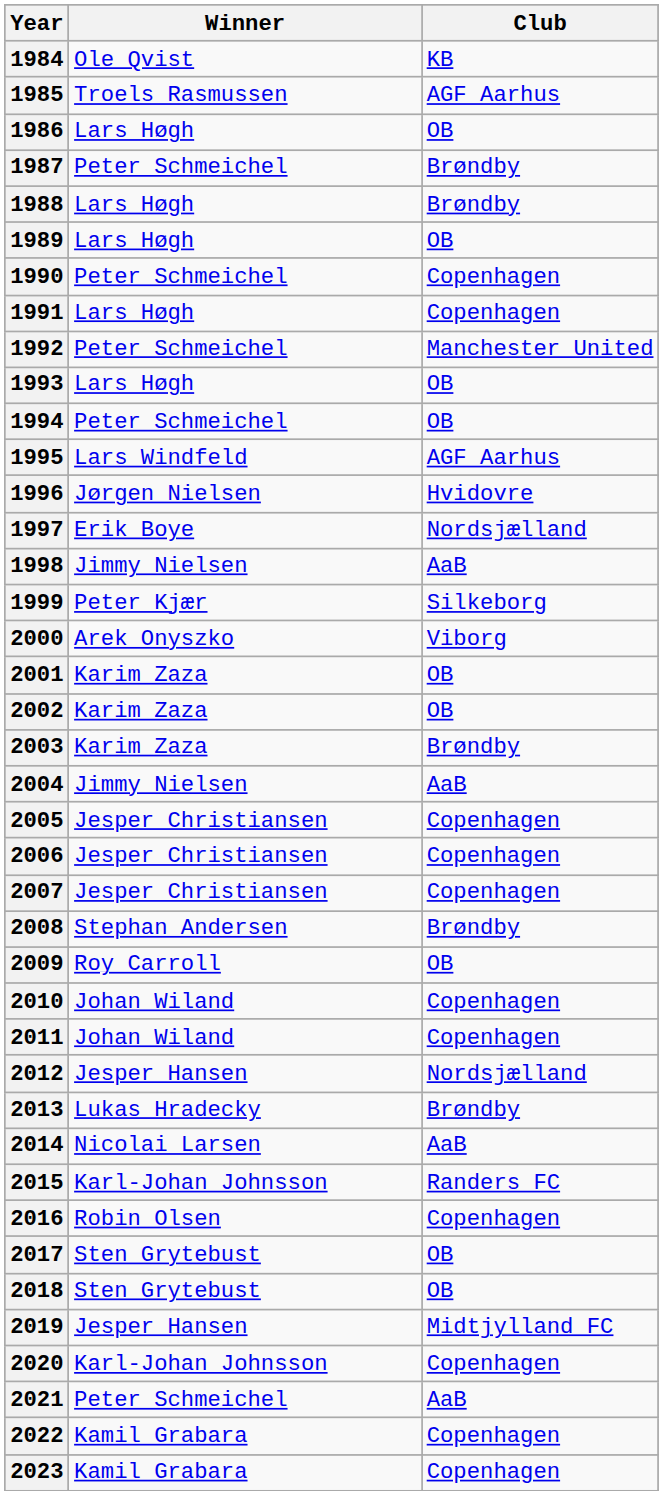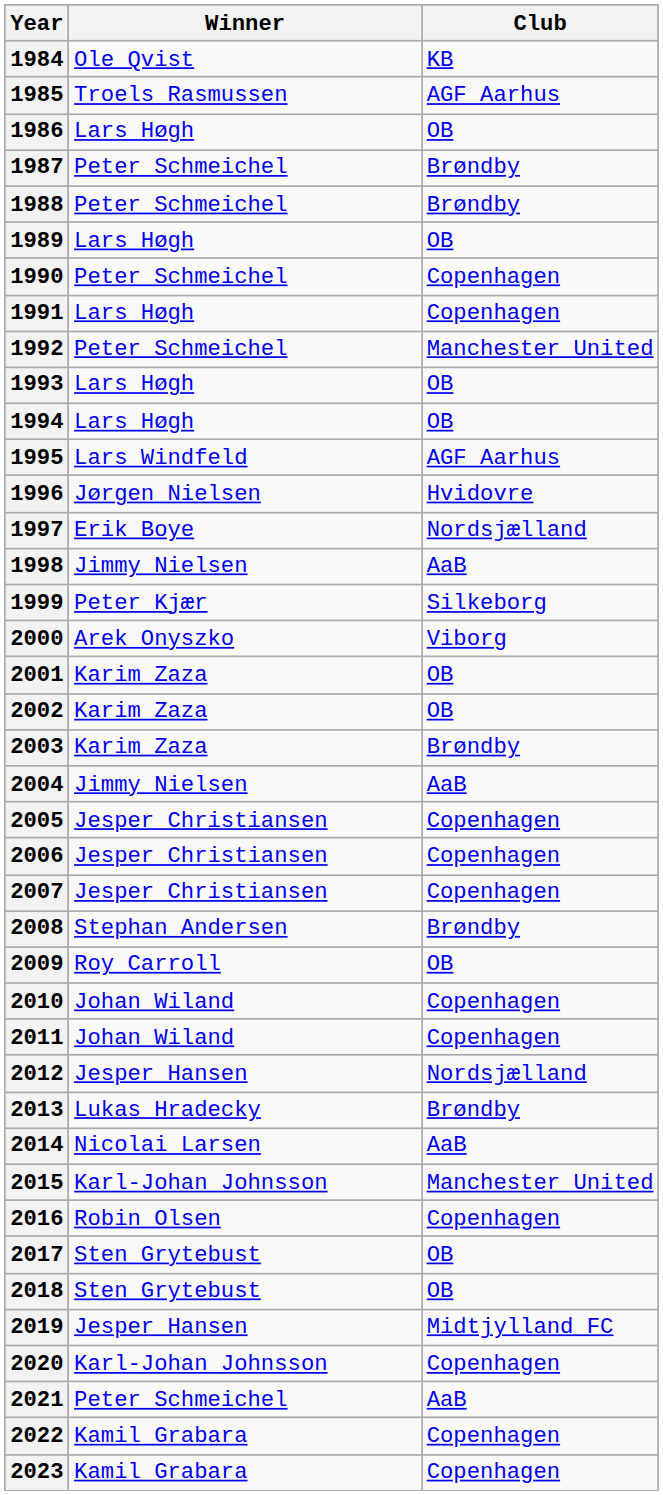(134, 204) Lars Høgh -> (181, 204) Peter Schmeichel
(181, 422) Peter Schmeichel -> (134, 422) Lars Høgh
(493, 1182) Randers FC -> (540, 1182) Manchester United
